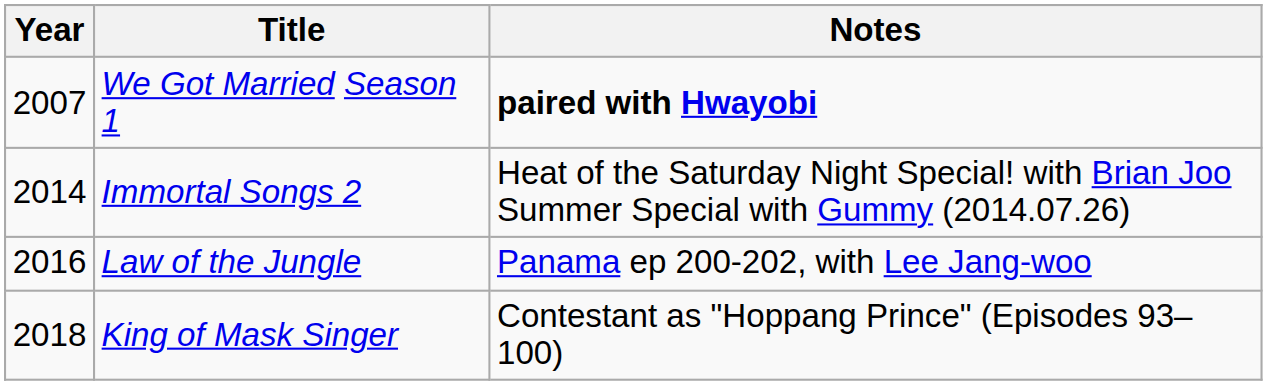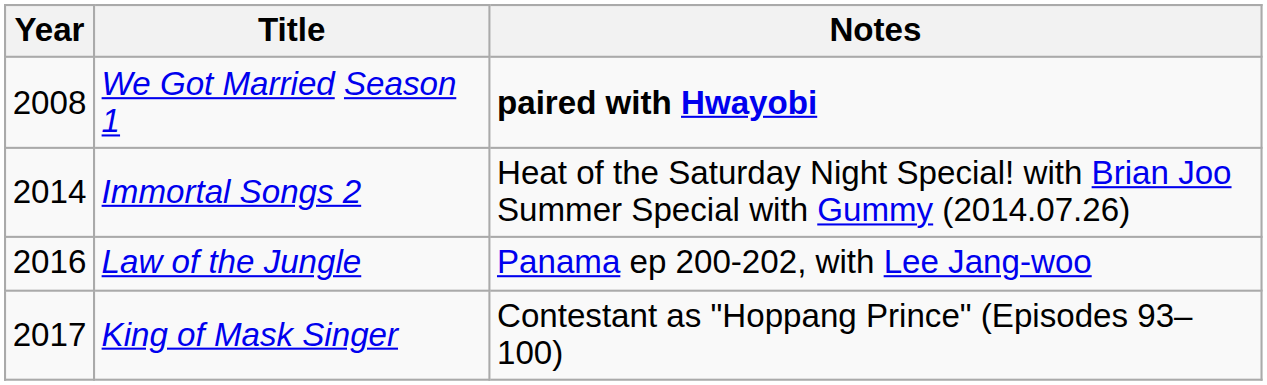(50, 101) 2007 -> (50, 101) 2008
(50, 334) 2018 -> (50, 334) 2017
